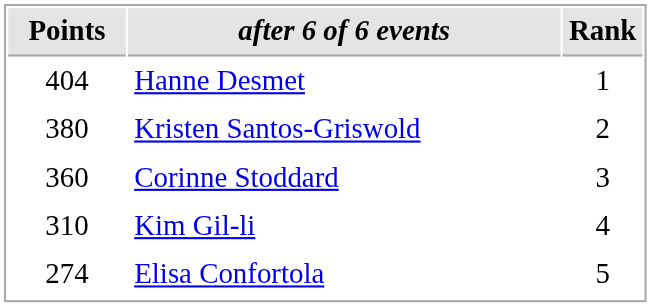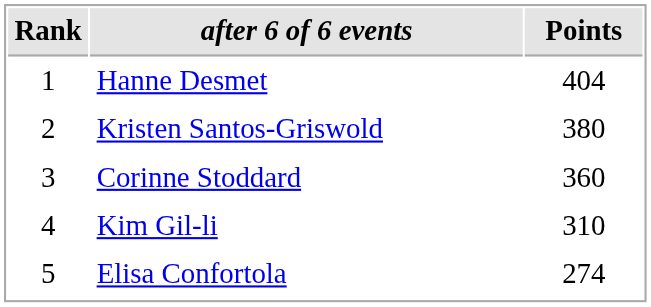columns swapped: (603, 30) <-> (67, 30)
